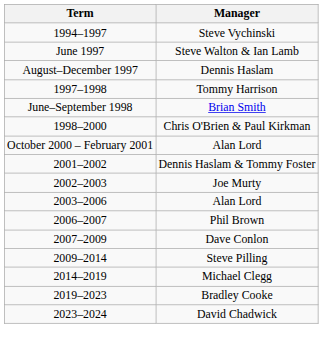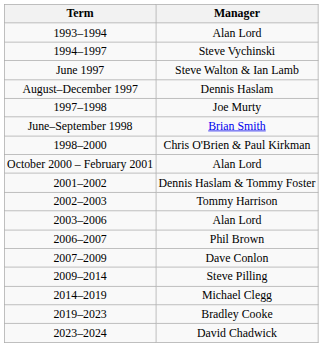+ row: (80, 32)
(237, 88) Tommy Harrison -> (237, 107) Joe Murty
(237, 182) Joe Murty -> (237, 201) Tommy Harrison
